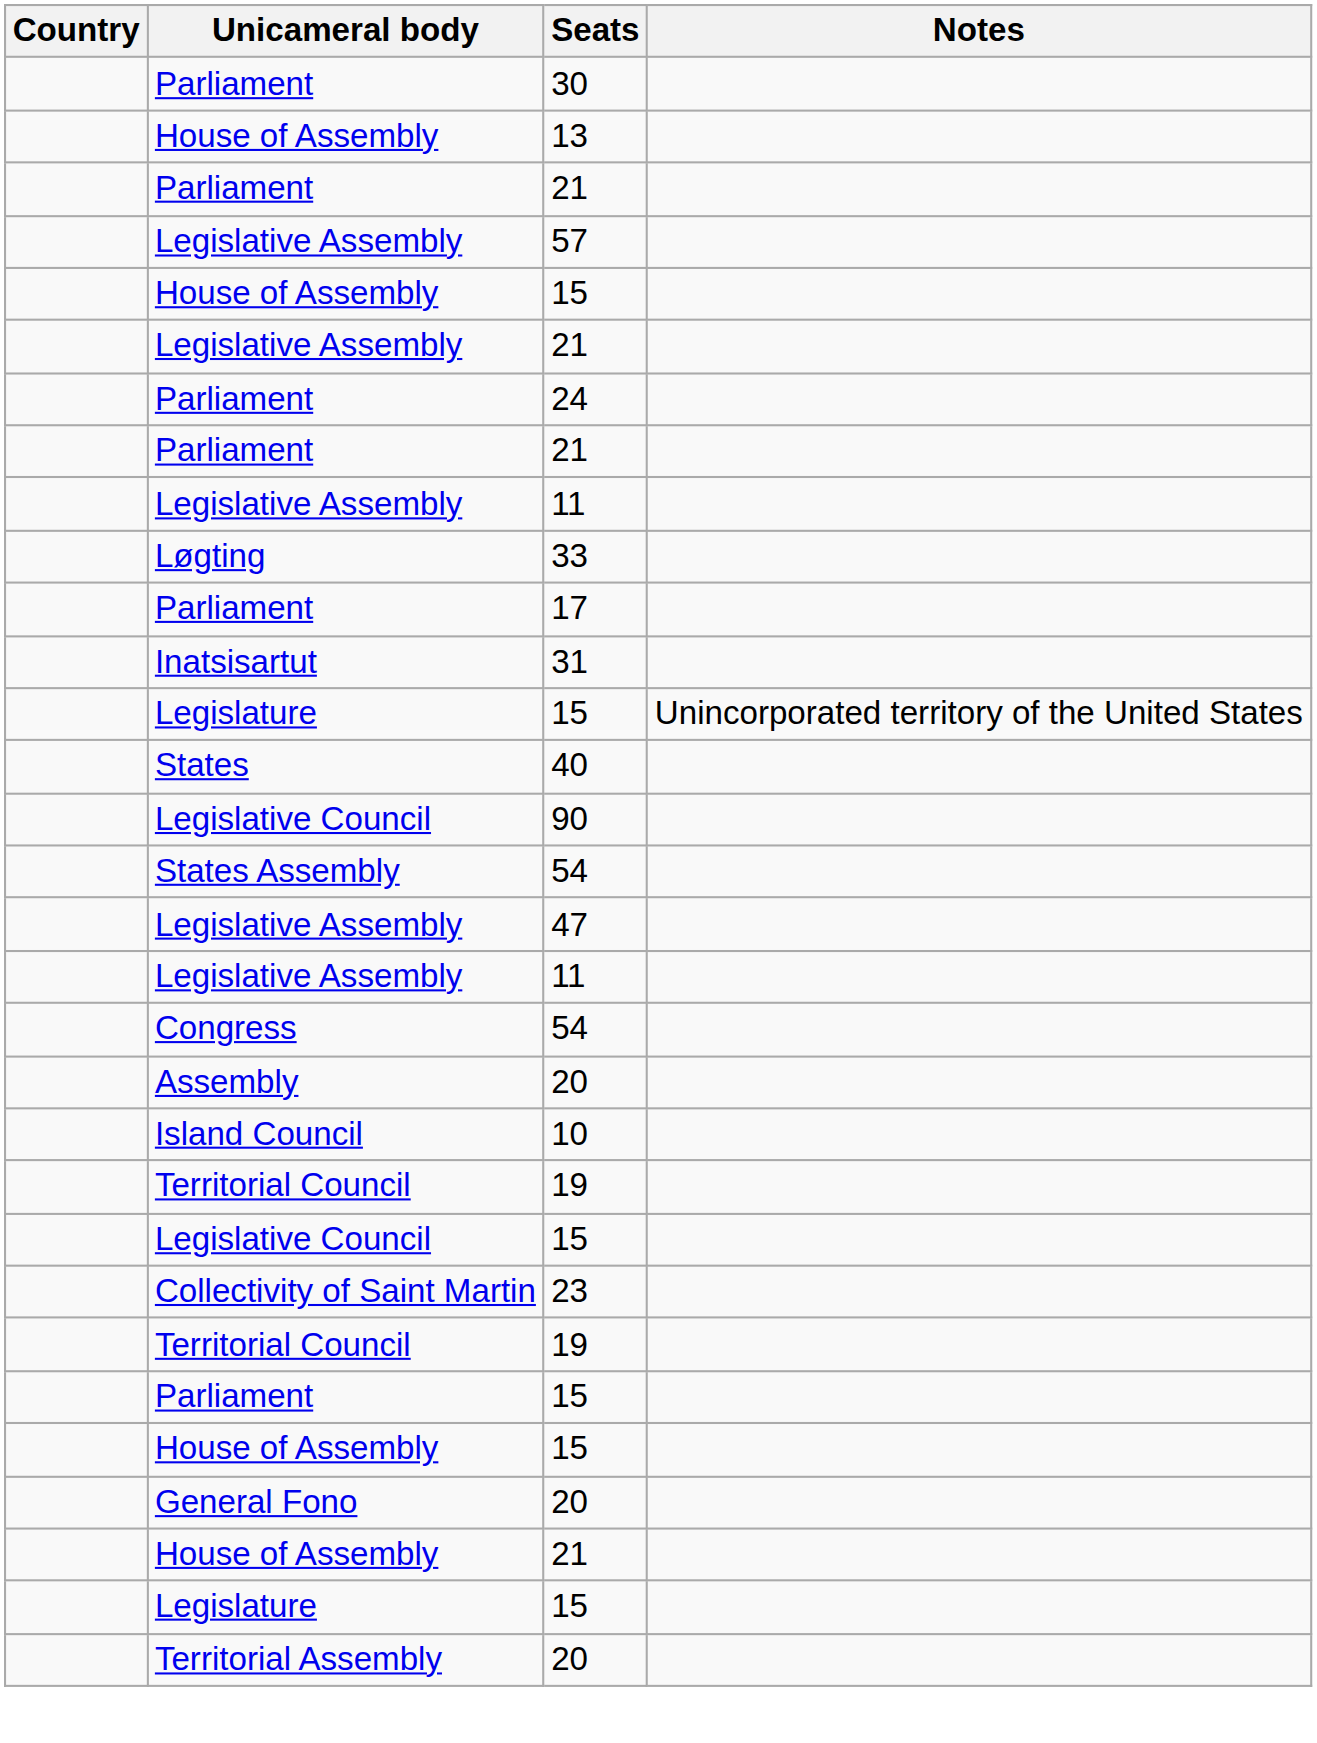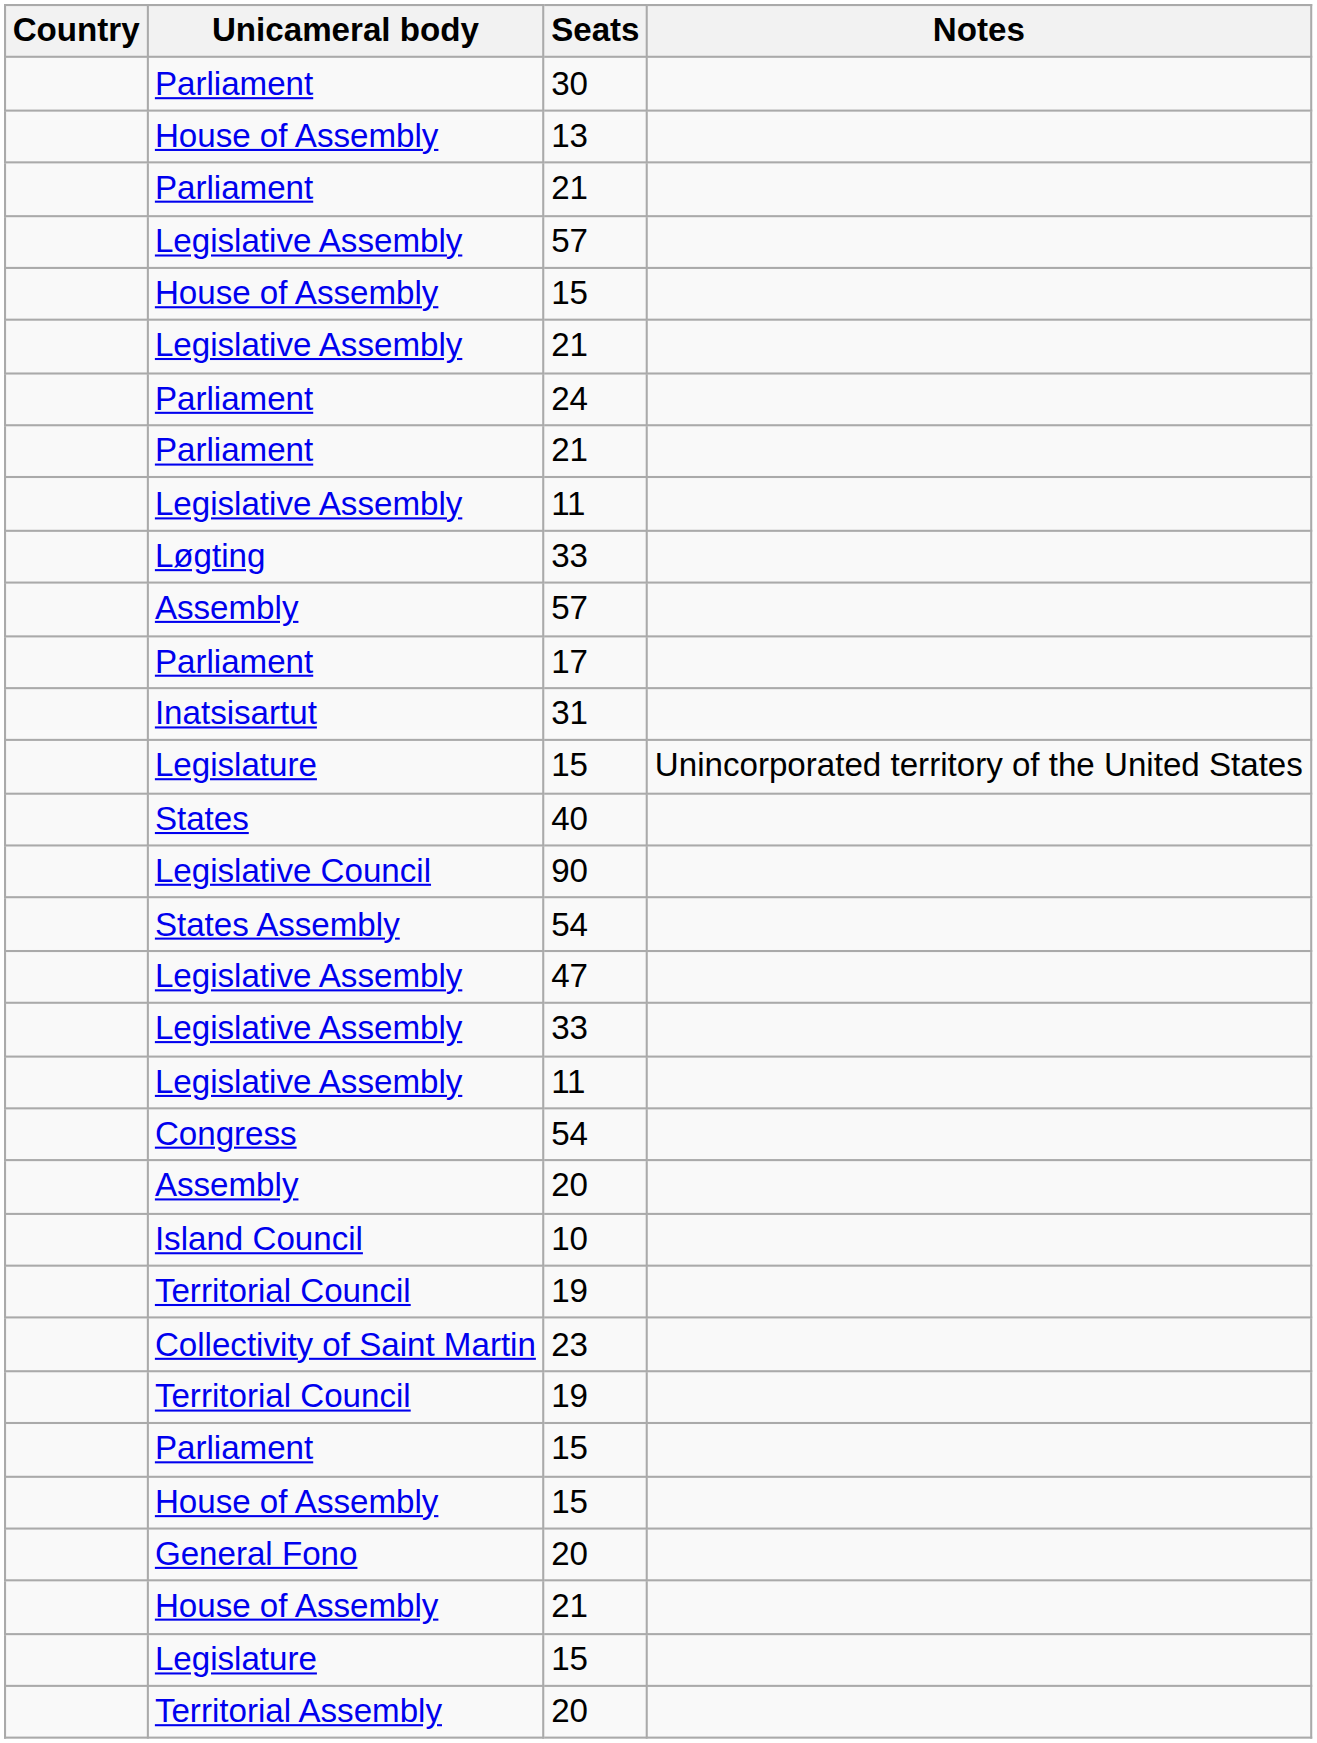+ row: (227, 608)
+ row: (309, 1028)
- row: (293, 1238)
